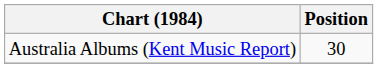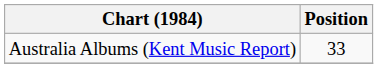(336, 48) 30 -> (336, 48) 33
